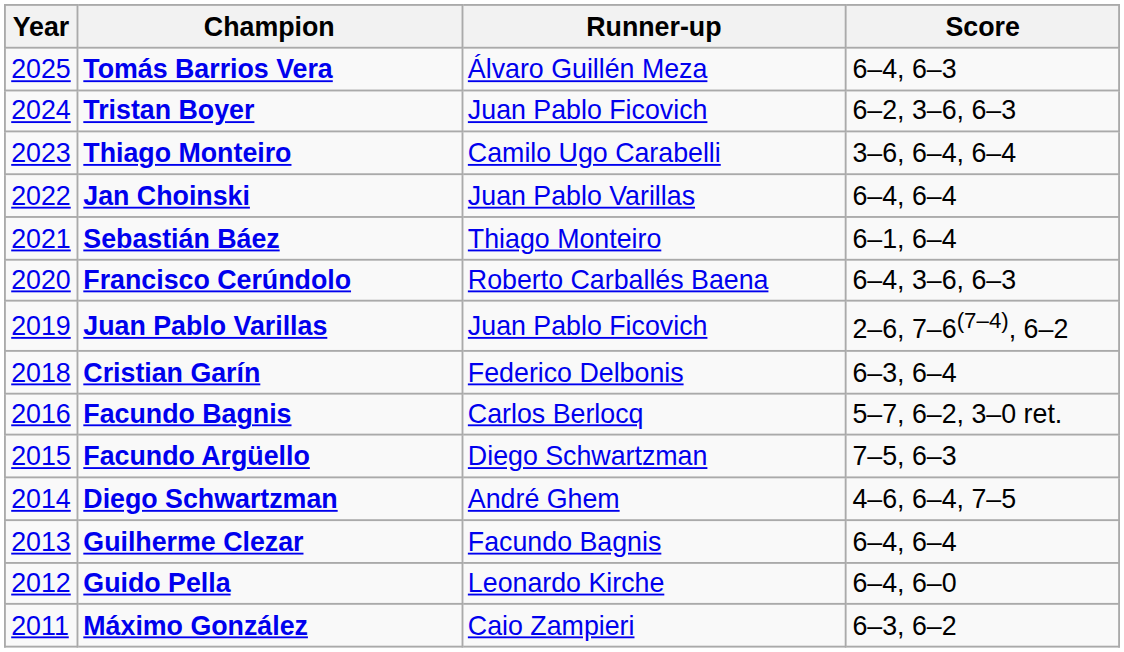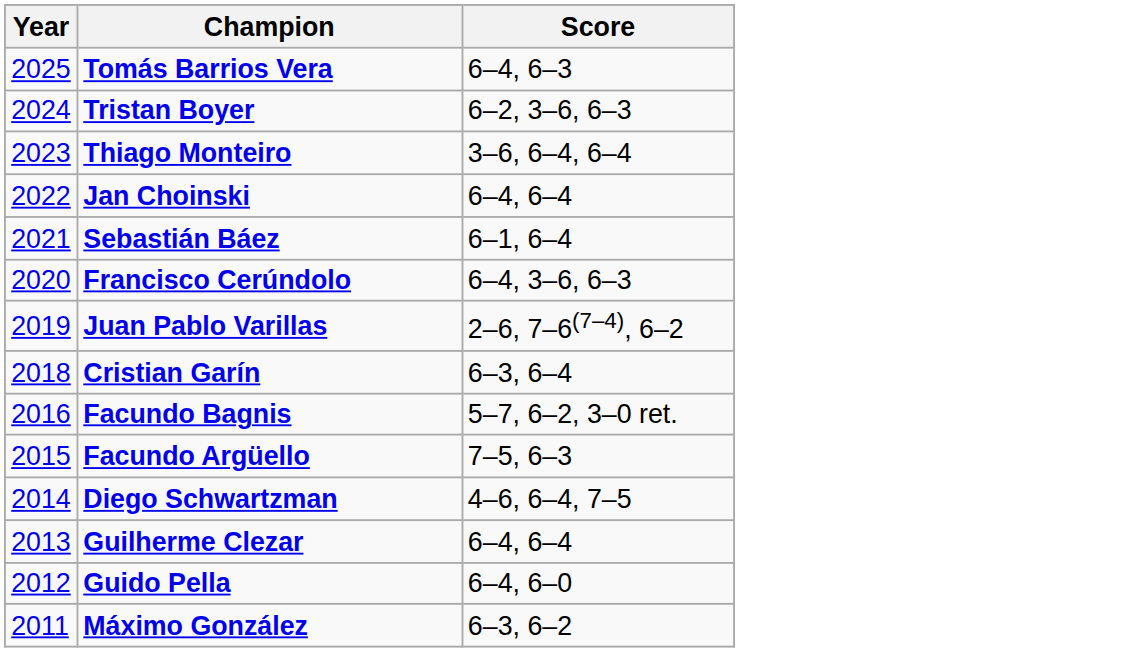- column: (654, 26)
